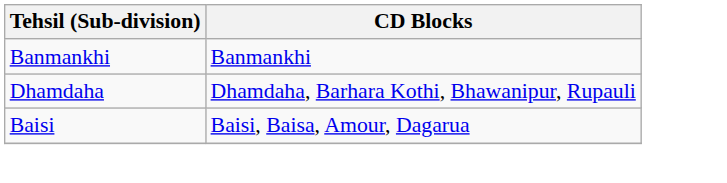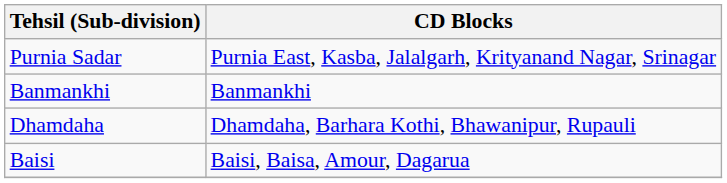+ row: (66, 56)
